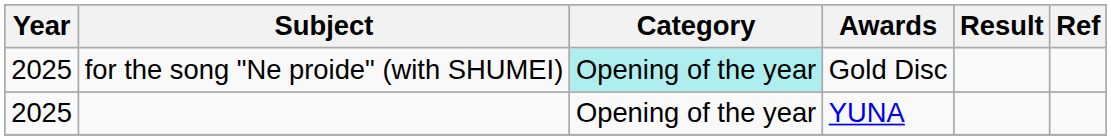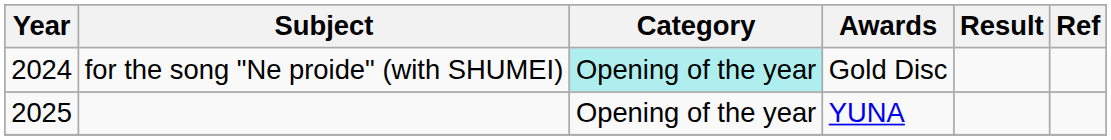(42, 69) 2025 -> (42, 69) 2024
